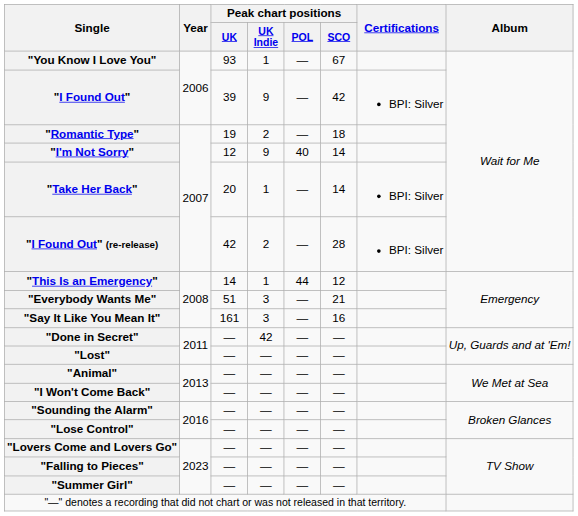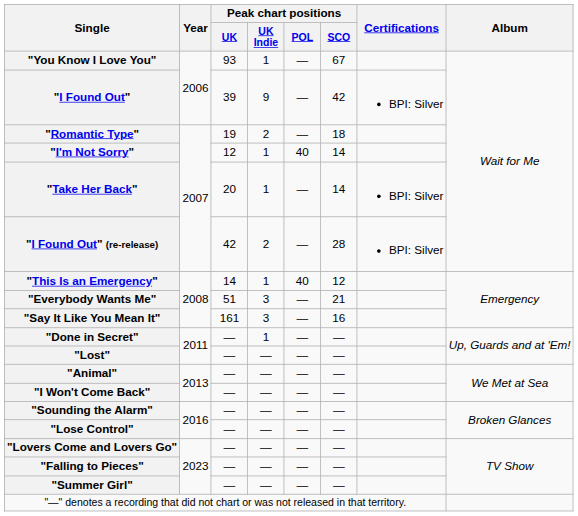(266, 152) 9 -> (266, 152) 1
(302, 281) 44 -> (302, 281) 40
(266, 336) 42 -> (266, 336) 1
